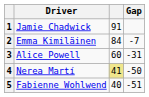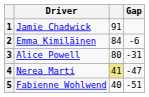(134, 41) -7 -> (134, 41) -6
(116, 56) 60 -> (116, 56) 80
(134, 71) -50 -> (134, 71) -47
